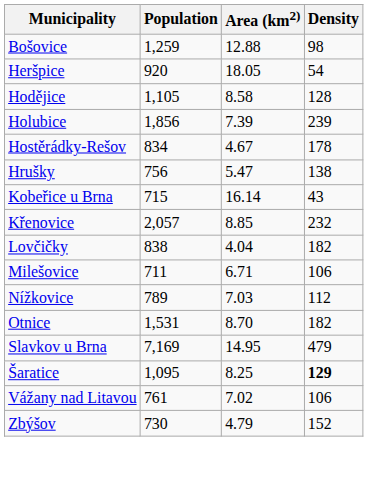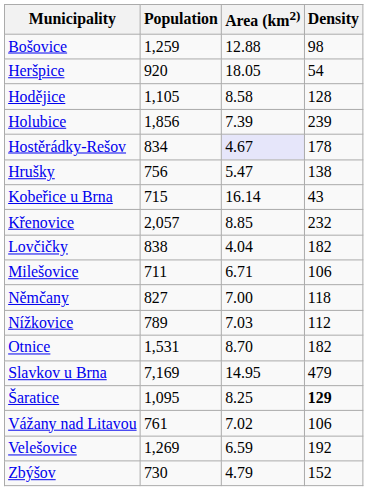(239, 146) no background -> (239, 146) lavender background
+ row: (38, 297)
+ row: (42, 448)
